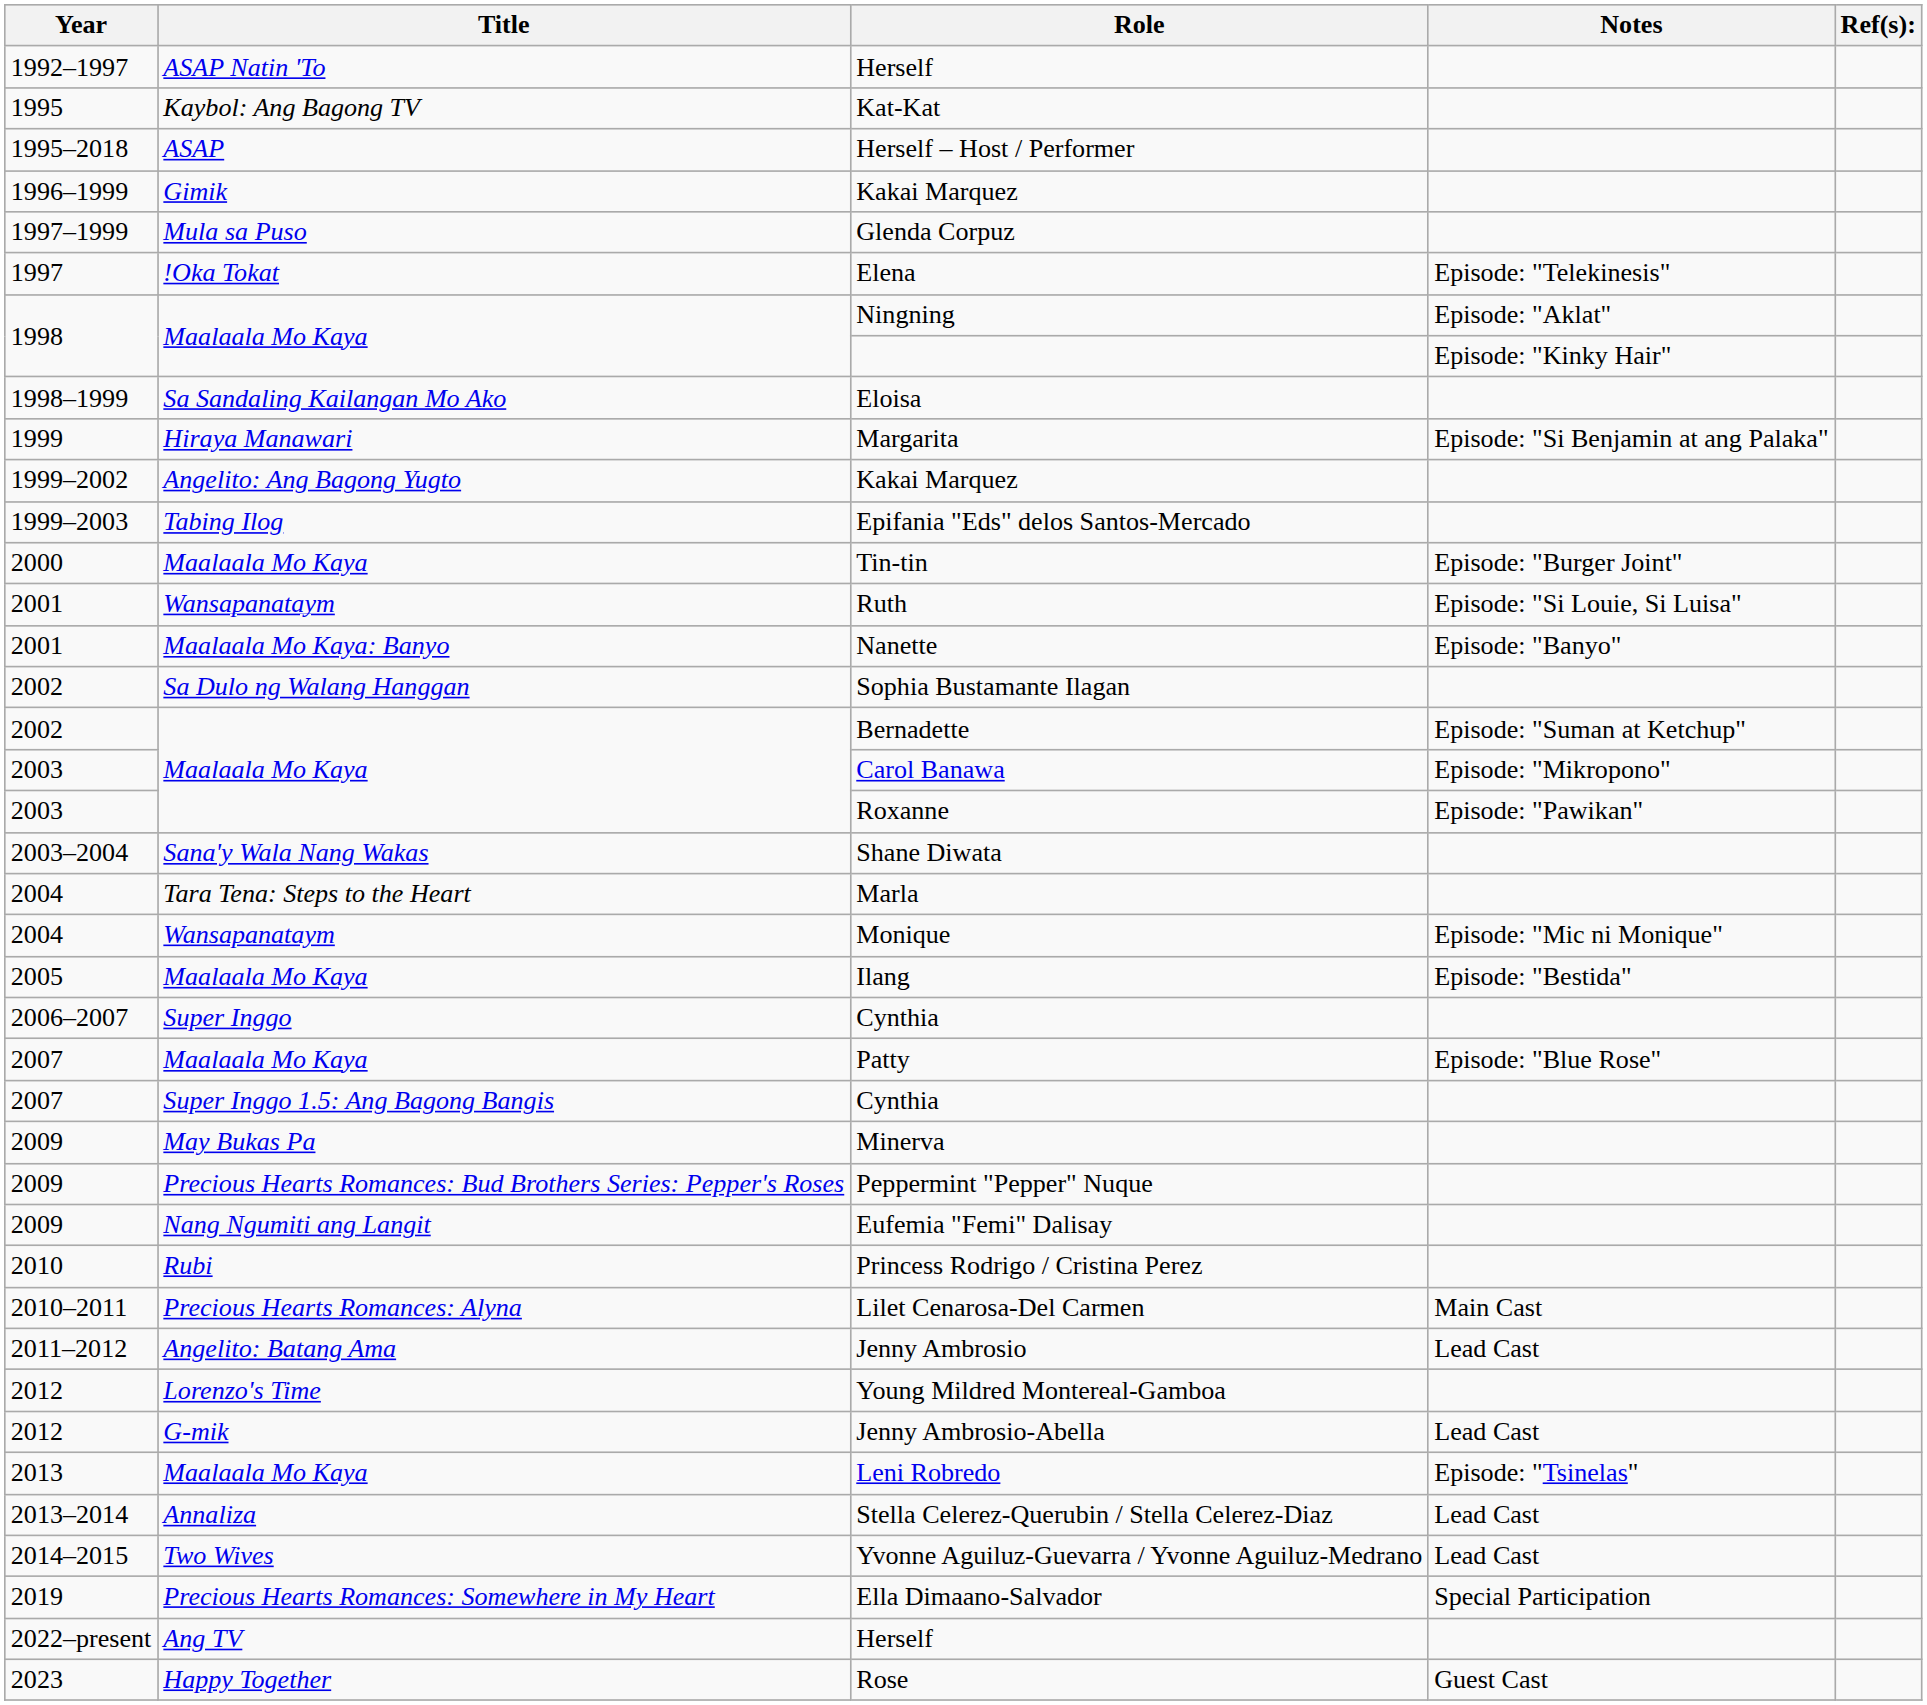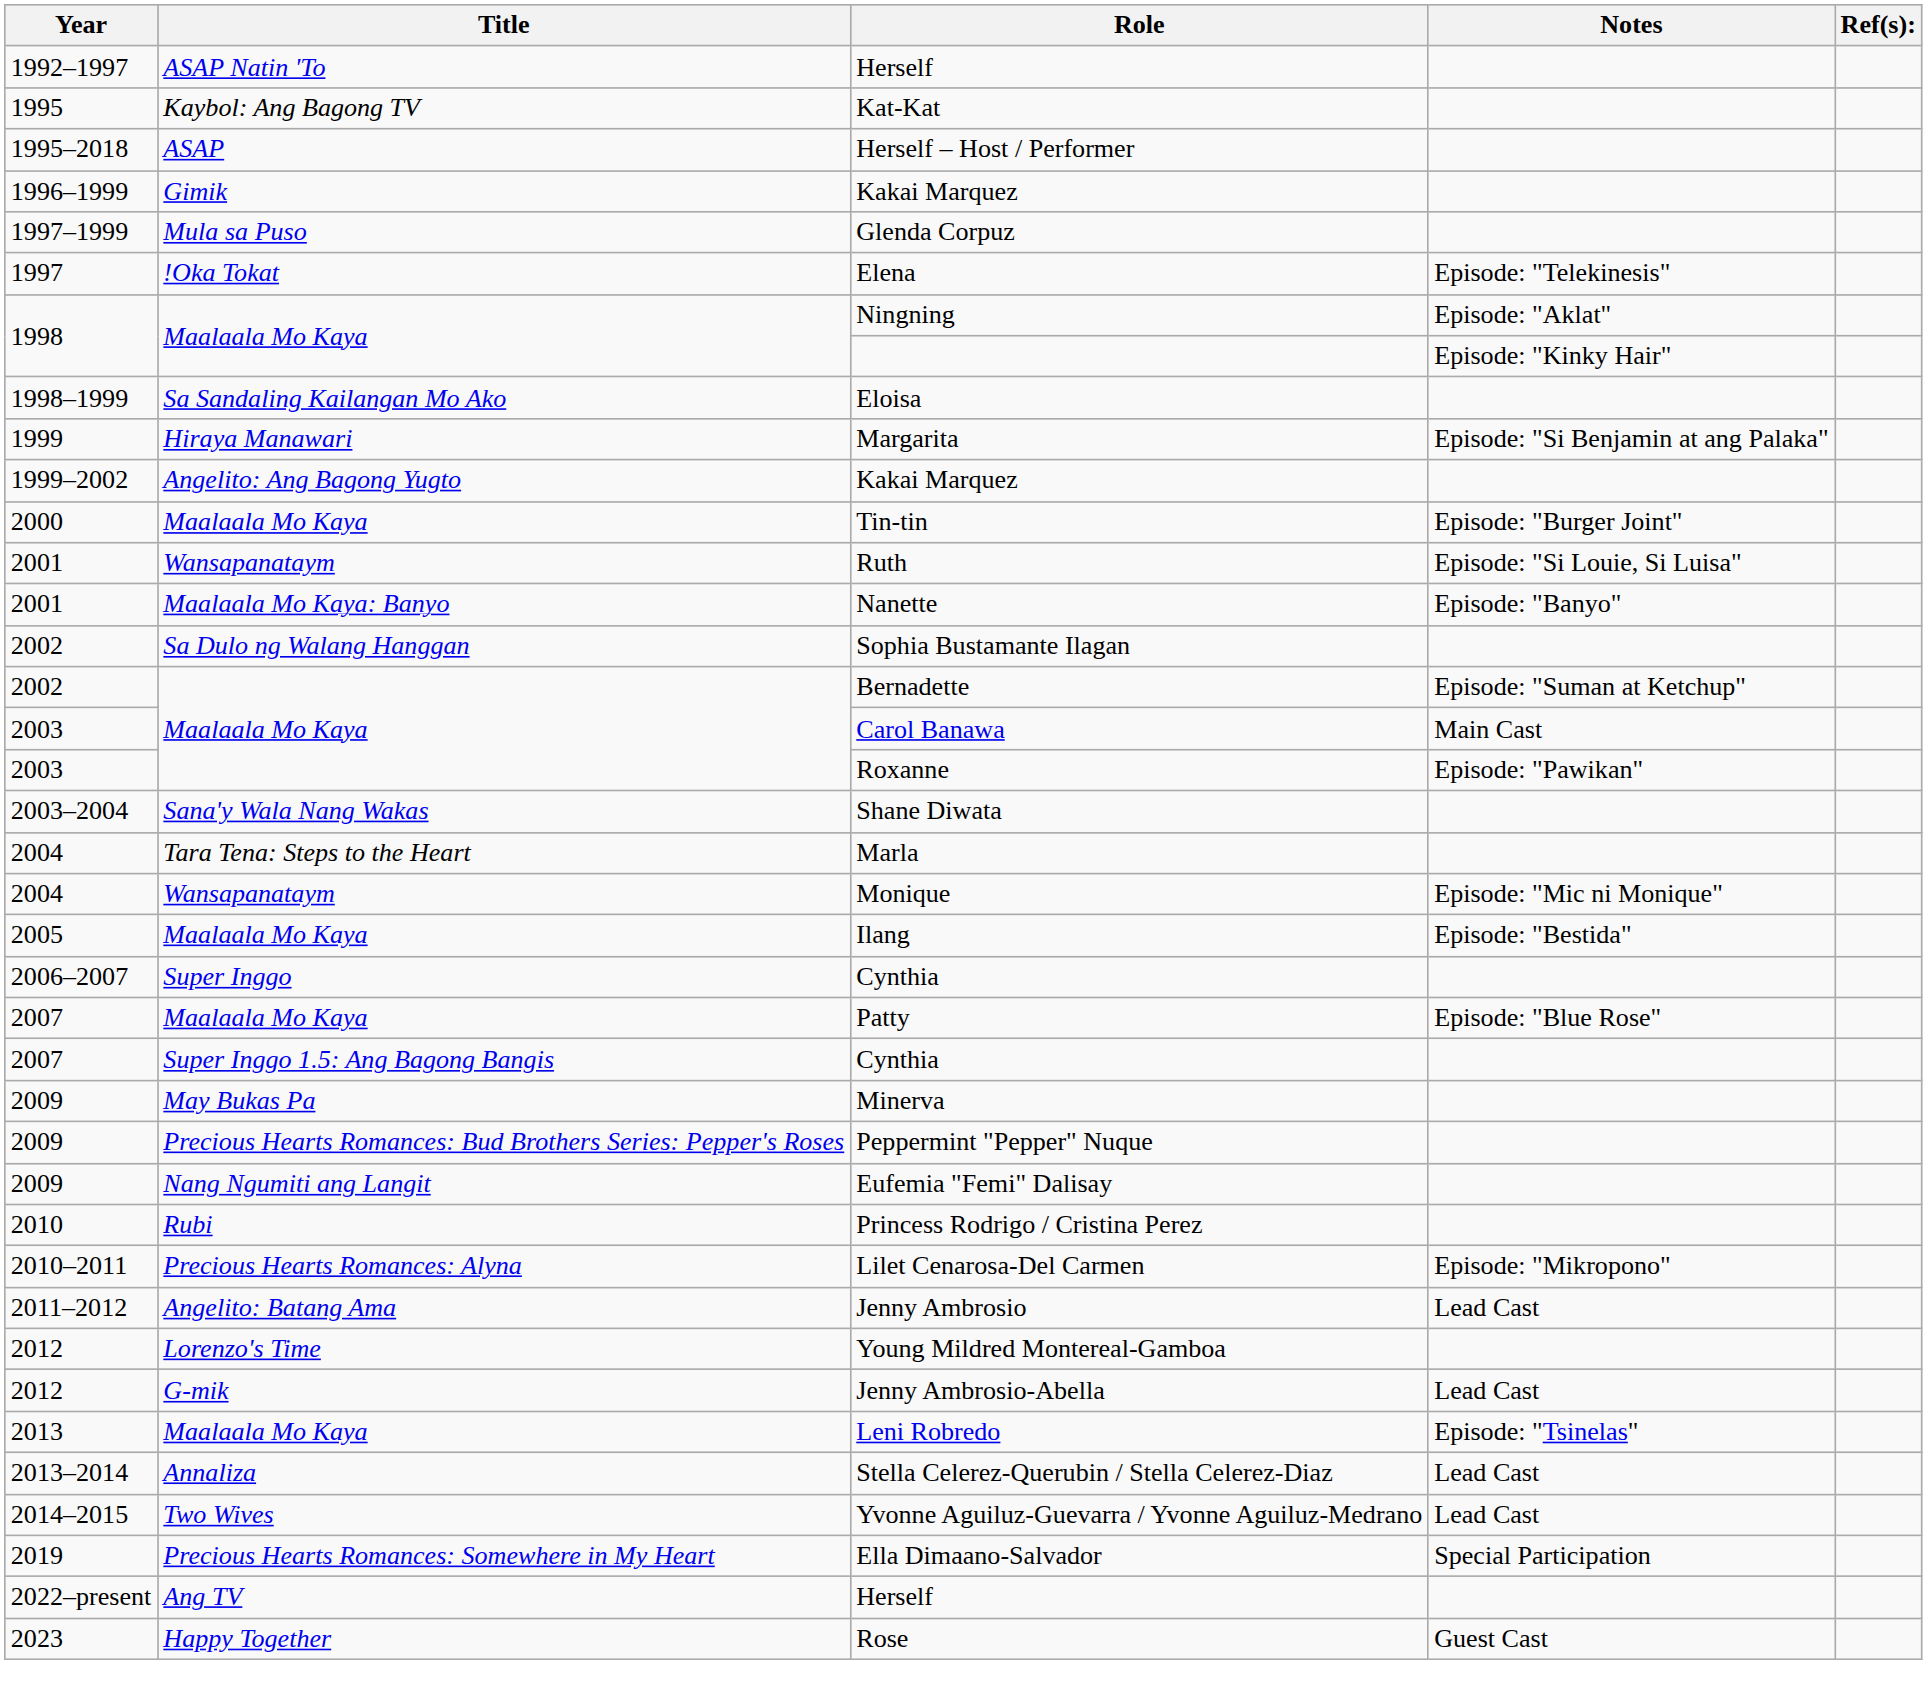- row: (70, 521)
(1552, 769) Episode: "Mikropono" -> (1488, 728) Main Cast
(1488, 1307) Main Cast -> (1552, 1266) Episode: "Mikropono"
